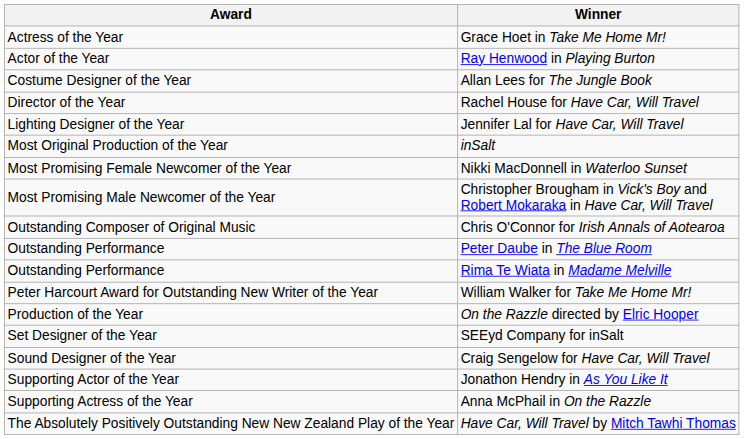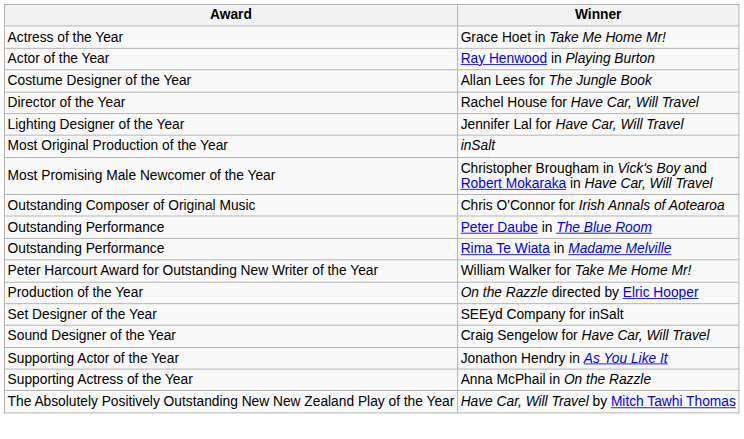- row: (574, 168)
